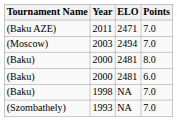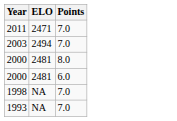- column: (47, 12)
